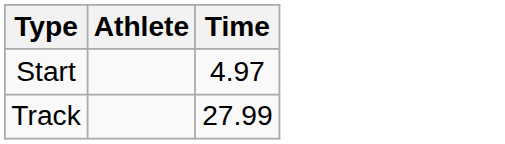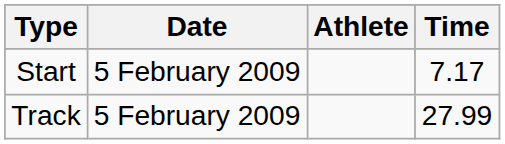+ column: (197, 26)
(237, 71) 4.97 -> (457, 71) 7.17
